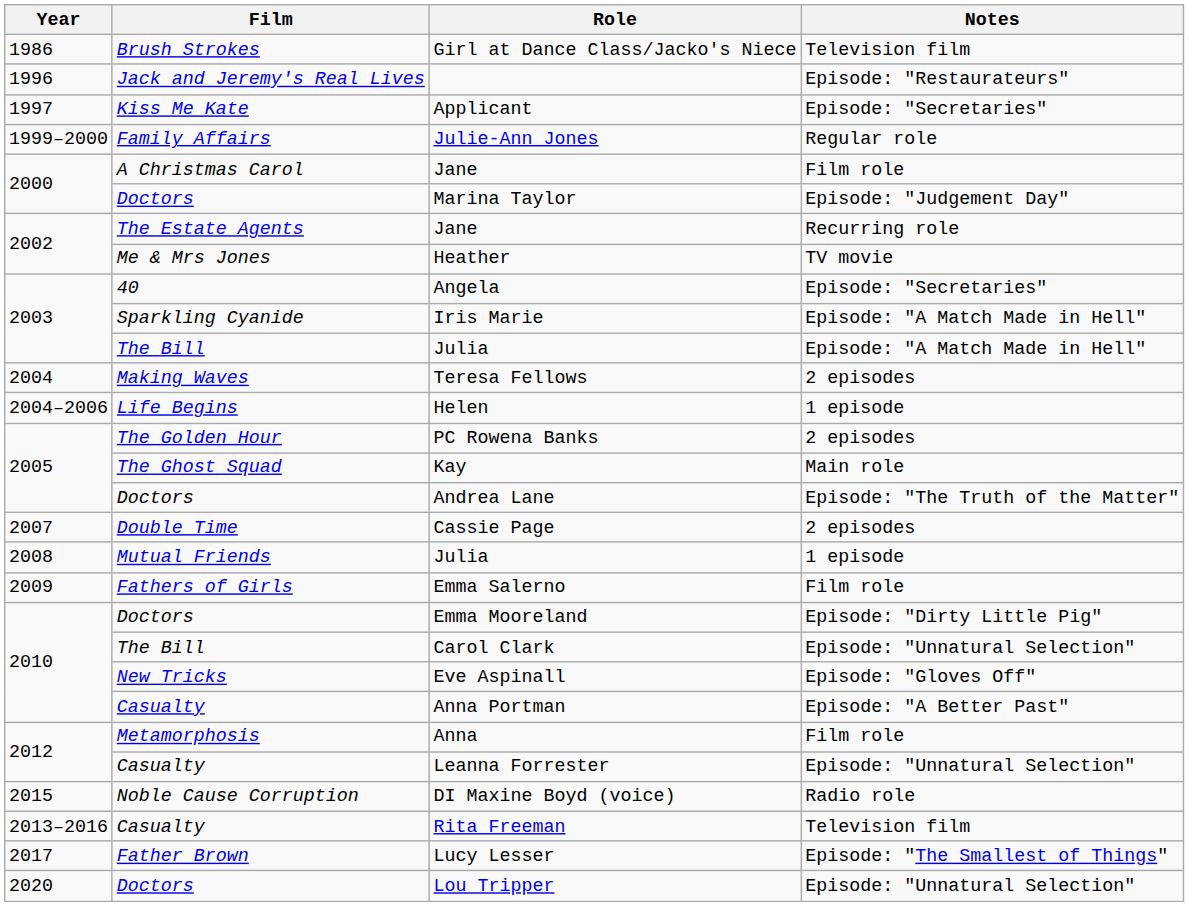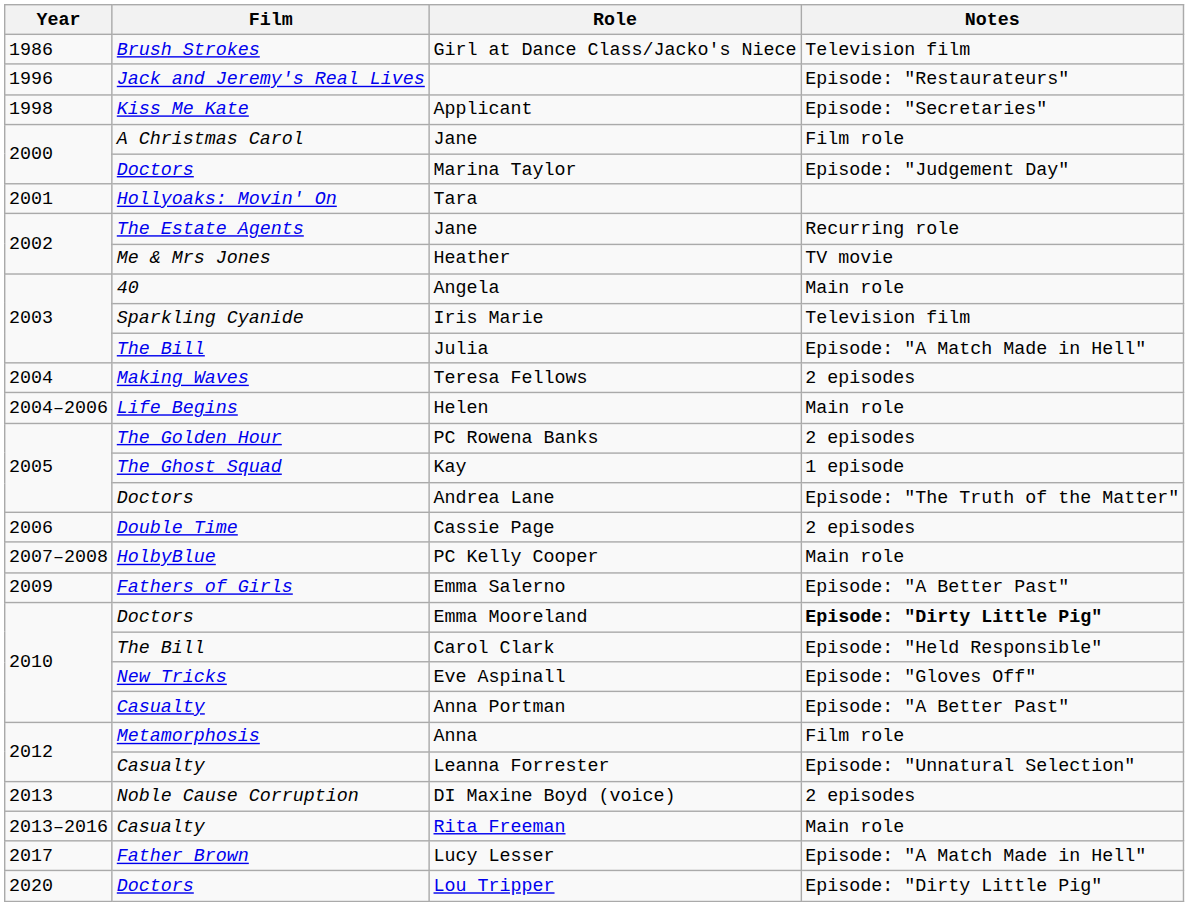(31, 109) 1997 -> (31, 109) 1998
- row: (194, 139)
+ row: (227, 199)
(926, 289) Episode: "Secretaries" -> (855, 289) Main role
(976, 318) Episode: "A Match Made in Hell" -> (888, 318) Television film
(855, 408) 1 episode -> (855, 408) Main role
(855, 468) Main role -> (855, 468) 1 episode
(31, 528) 2007 -> (31, 528) 2006
+ row: (166, 557)
- row: (194, 557)
(855, 587) Film role -> (937, 587) Episode: "A Better Past"
(954, 617) normal -> (954, 617) bold
(970, 647) Episode: "Unnatural Selection" -> (954, 647) Episode: "Held Responsible"
(31, 796) 2015 -> (31, 796) 2013
(860, 796) Radio role -> (860, 796) 2 episodes
(888, 826) Television film -> (855, 826) Main role
(987, 856) Episode: "The Smallest of Things" -> (976, 856) Episode: "A Match Made in Hell"
(970, 886) Episode: "Unnatural Selection" -> (954, 886) Episode: "Dirty Little Pig"
